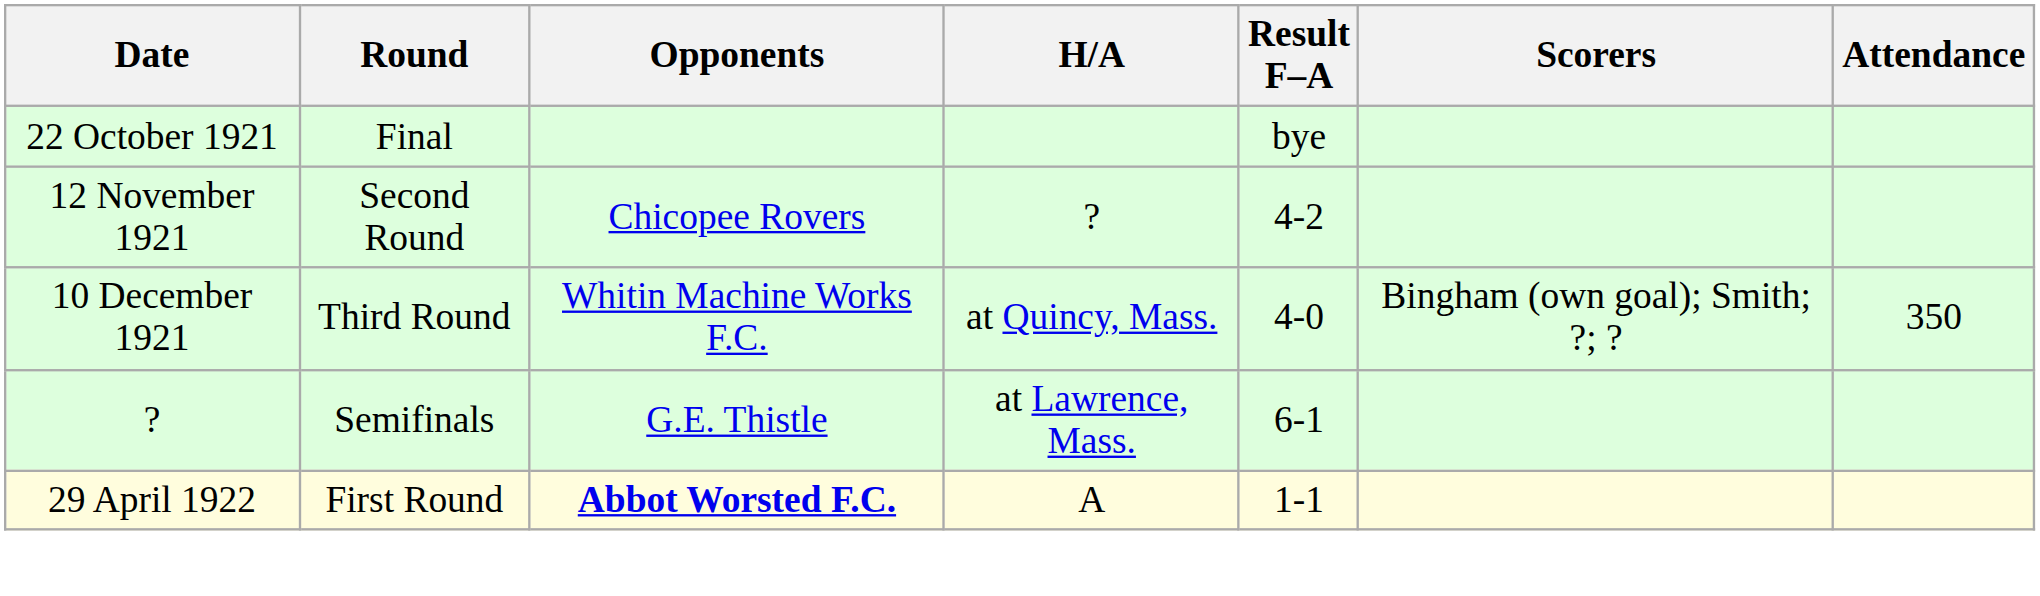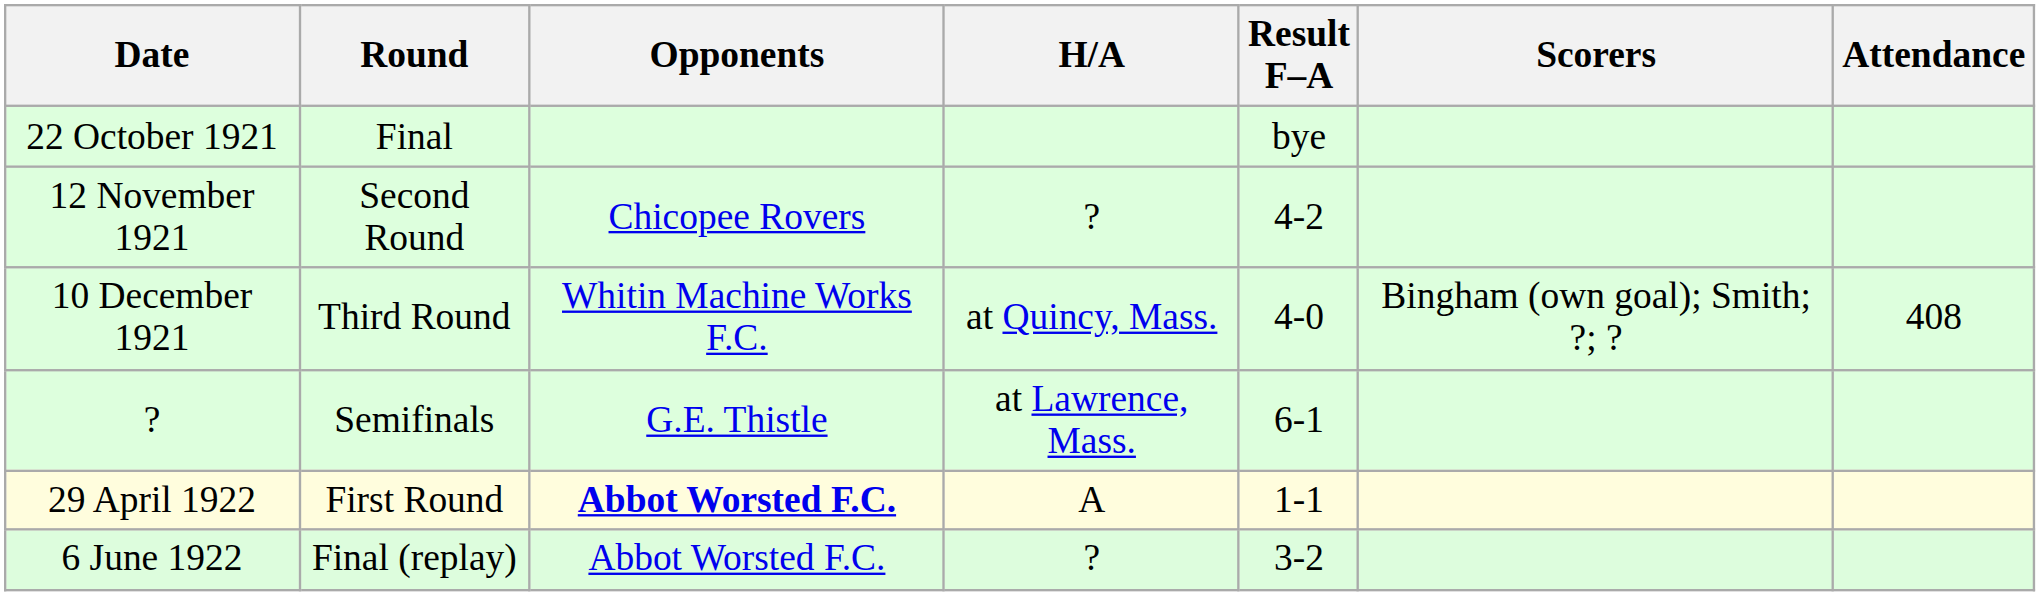(1934, 317) 350 -> (1934, 317) 408
+ row: (152, 558)
